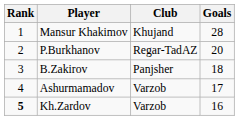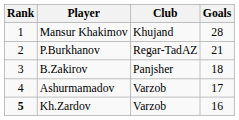(217, 50) 20 -> (217, 50) 21
